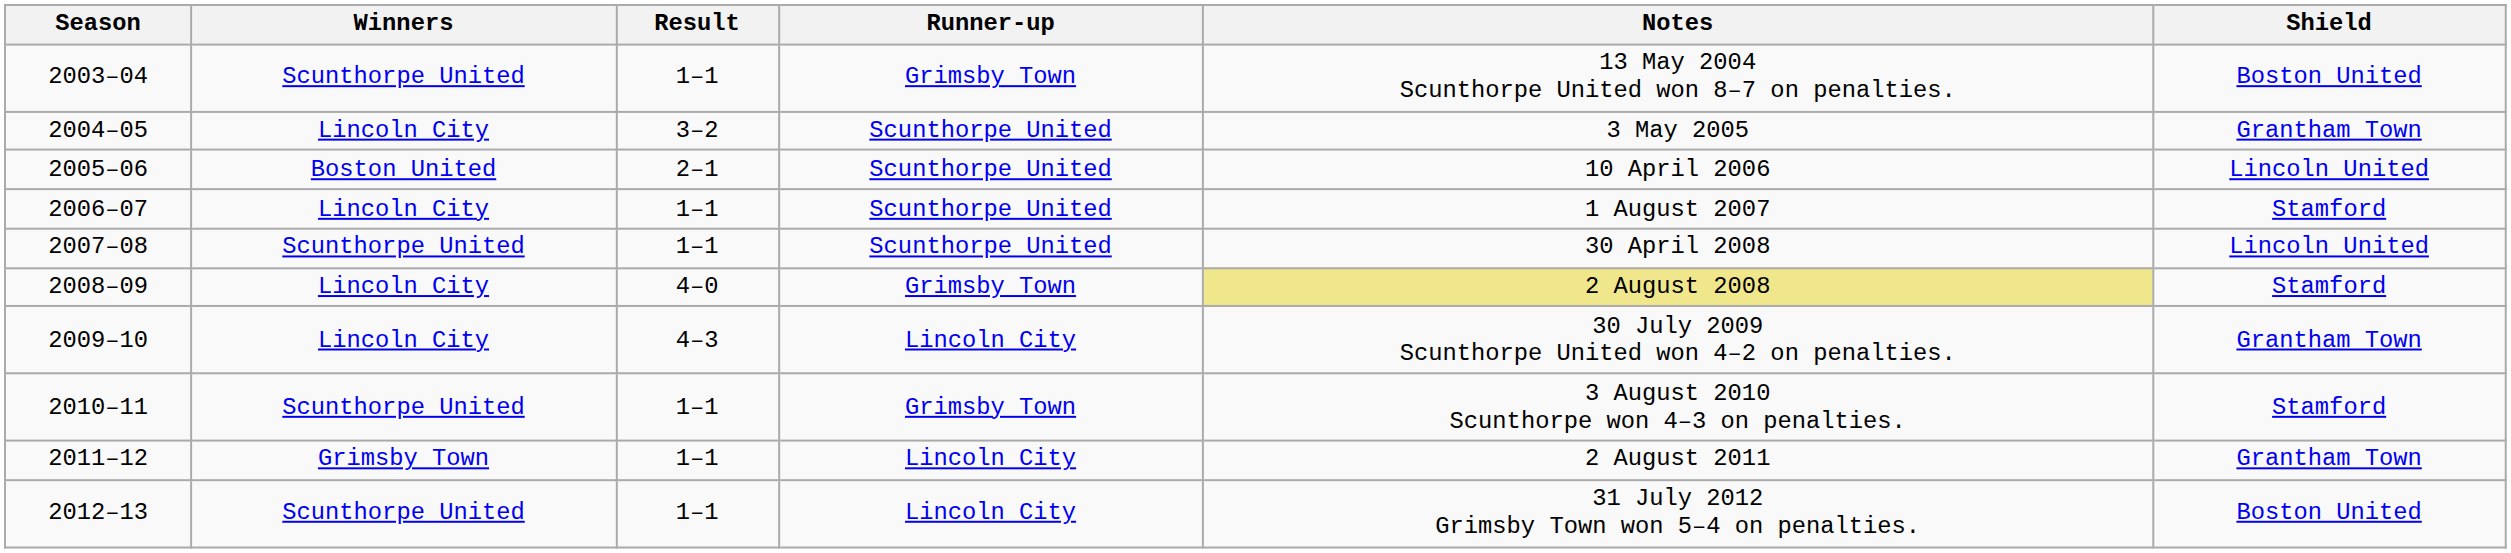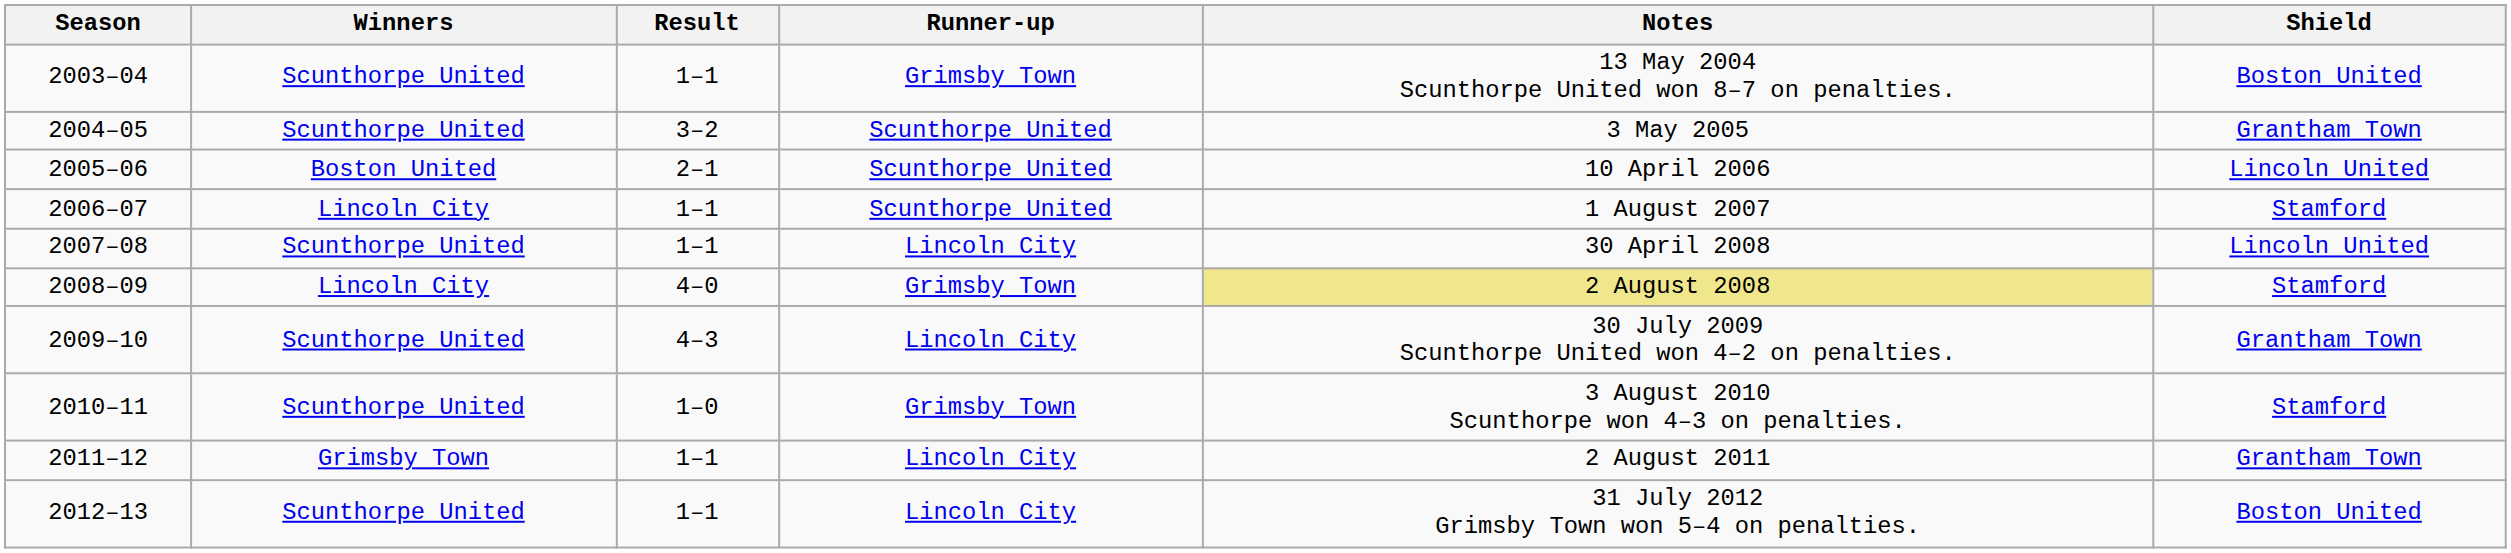(404, 131) Lincoln City -> (404, 131) Scunthorpe United
(991, 248) Scunthorpe United -> (991, 248) Lincoln City
(404, 340) Lincoln City -> (404, 340) Scunthorpe United
(697, 407) 1–1 -> (697, 407) 1–0
